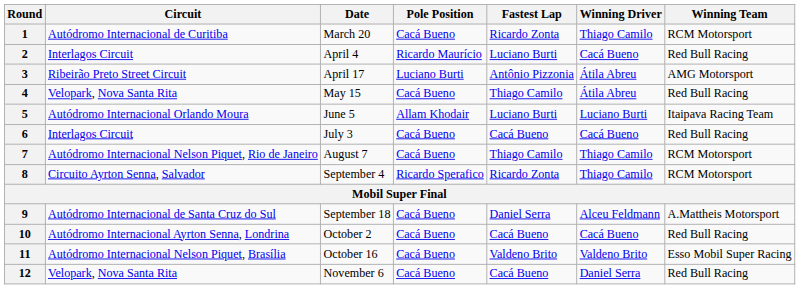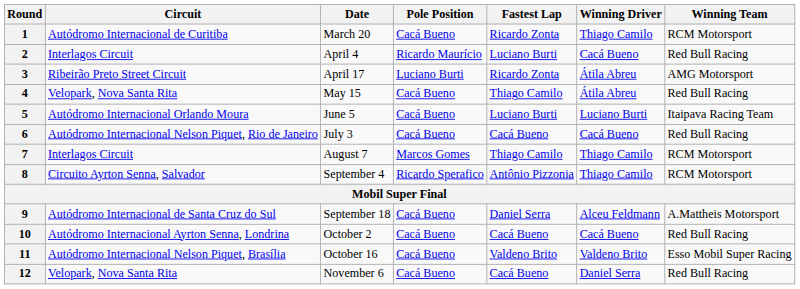(532, 73) Antônio Pizzonia -> (524, 73) Ricardo Zonta
(433, 113) Allam Khodair -> (426, 113) Cacá Bueno
(91, 133) Interlagos Circuit -> (183, 133) Autódromo Internacional Nelson Piquet, Rio de Janeiro
(183, 153) Autódromo Internacional Nelson Piquet, Rio de Janeiro -> (91, 153) Interlagos Circuit
(426, 153) Cacá Bueno -> (433, 153) Marcos Gomes
(524, 173) Ricardo Zonta -> (532, 173) Antônio Pizzonia
